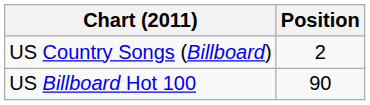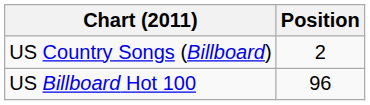(320, 83) 90 -> (320, 83) 96
